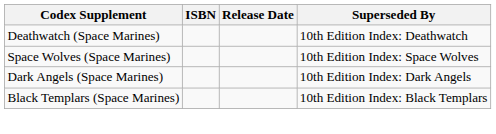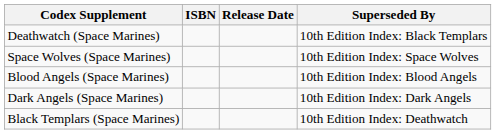(384, 35) 10th Edition Index: Deathwatch -> (394, 35) 10th Edition Index: Black Templars
+ row: (88, 77)
(394, 98) 10th Edition Index: Black Templars -> (384, 118) 10th Edition Index: Deathwatch
